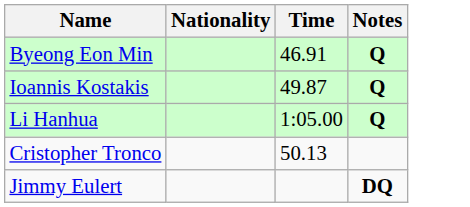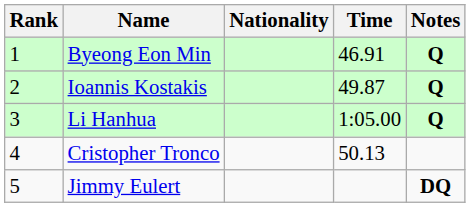+ column: (34, 20)
